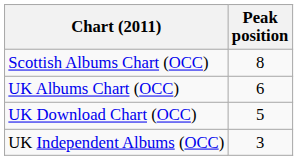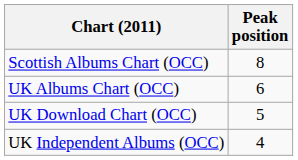(260, 141) 3 -> (260, 141) 4
